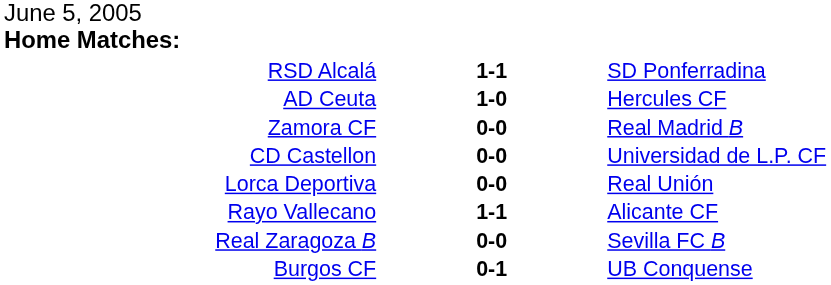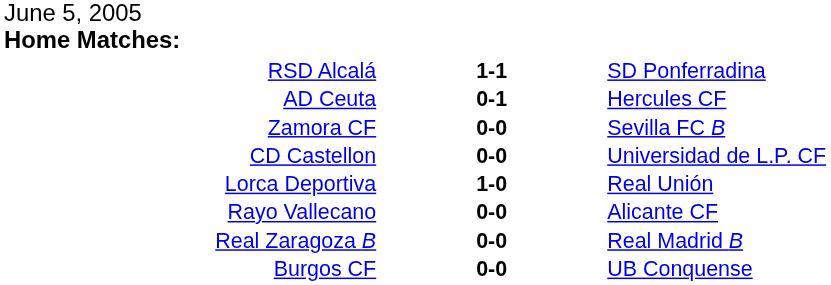(492, 99) 1-0 -> (492, 99) 0-1
(675, 127) Real Madrid B -> (666, 127) Sevilla FC B
(492, 184) 0-0 -> (492, 184) 1-0
(492, 212) 1-1 -> (492, 212) 0-0
(666, 240) Sevilla FC B -> (675, 240) Real Madrid B
(492, 269) 0-1 -> (492, 269) 0-0
